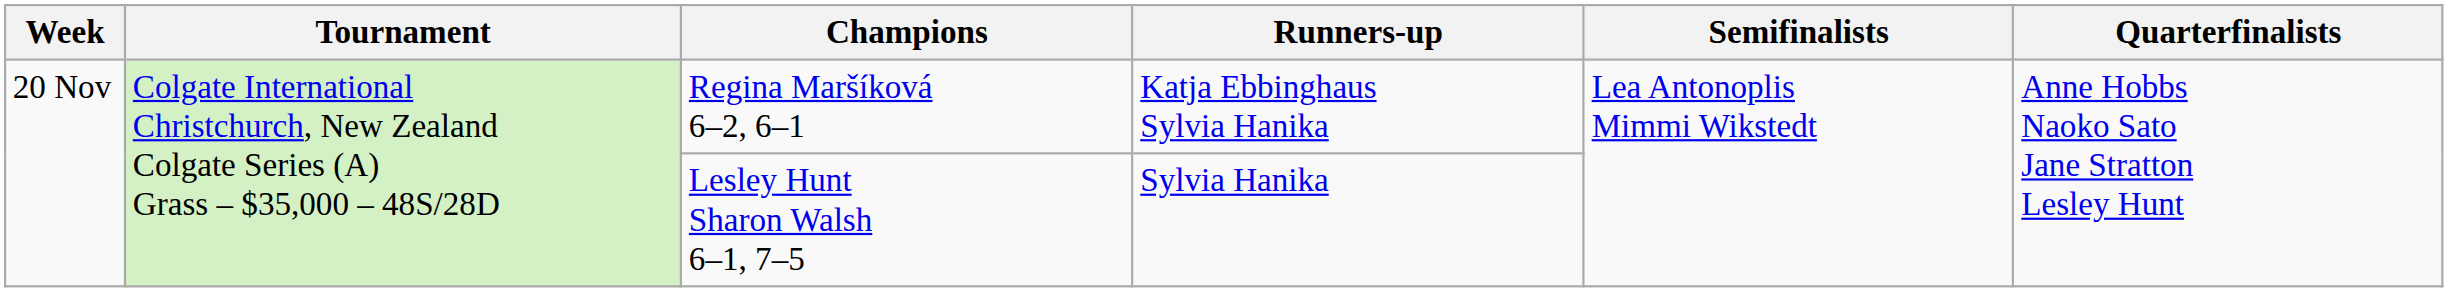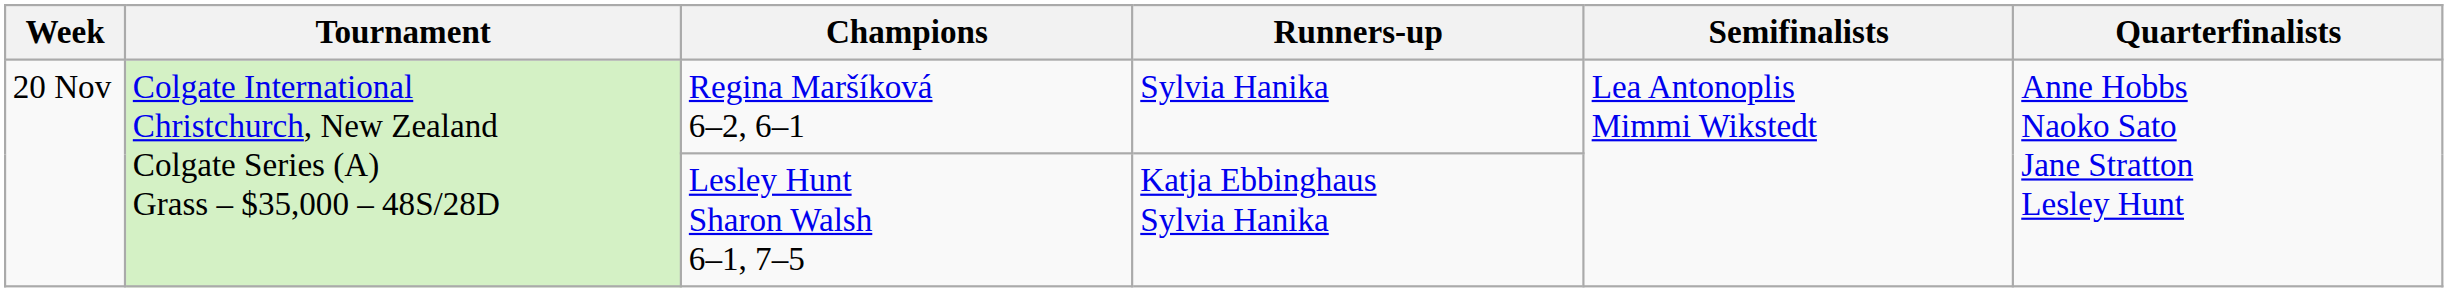(1258, 106) Katja Ebbinghaus Sylvia Hanika -> (1235, 86) Sylvia Hanika
(1235, 180) Sylvia Hanika -> (1258, 200) Katja Ebbinghaus Sylvia Hanika
